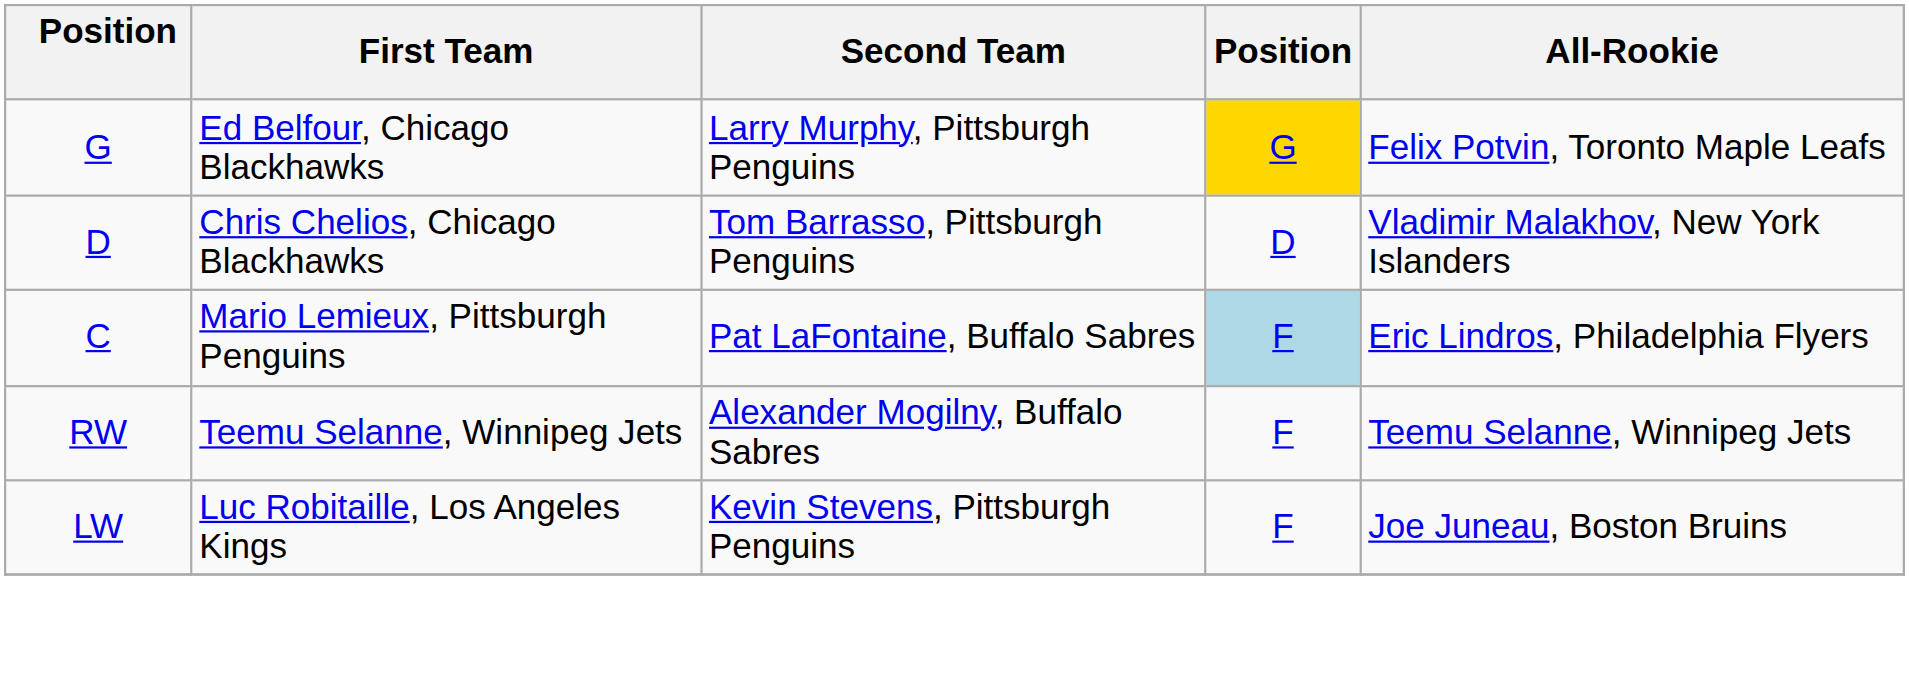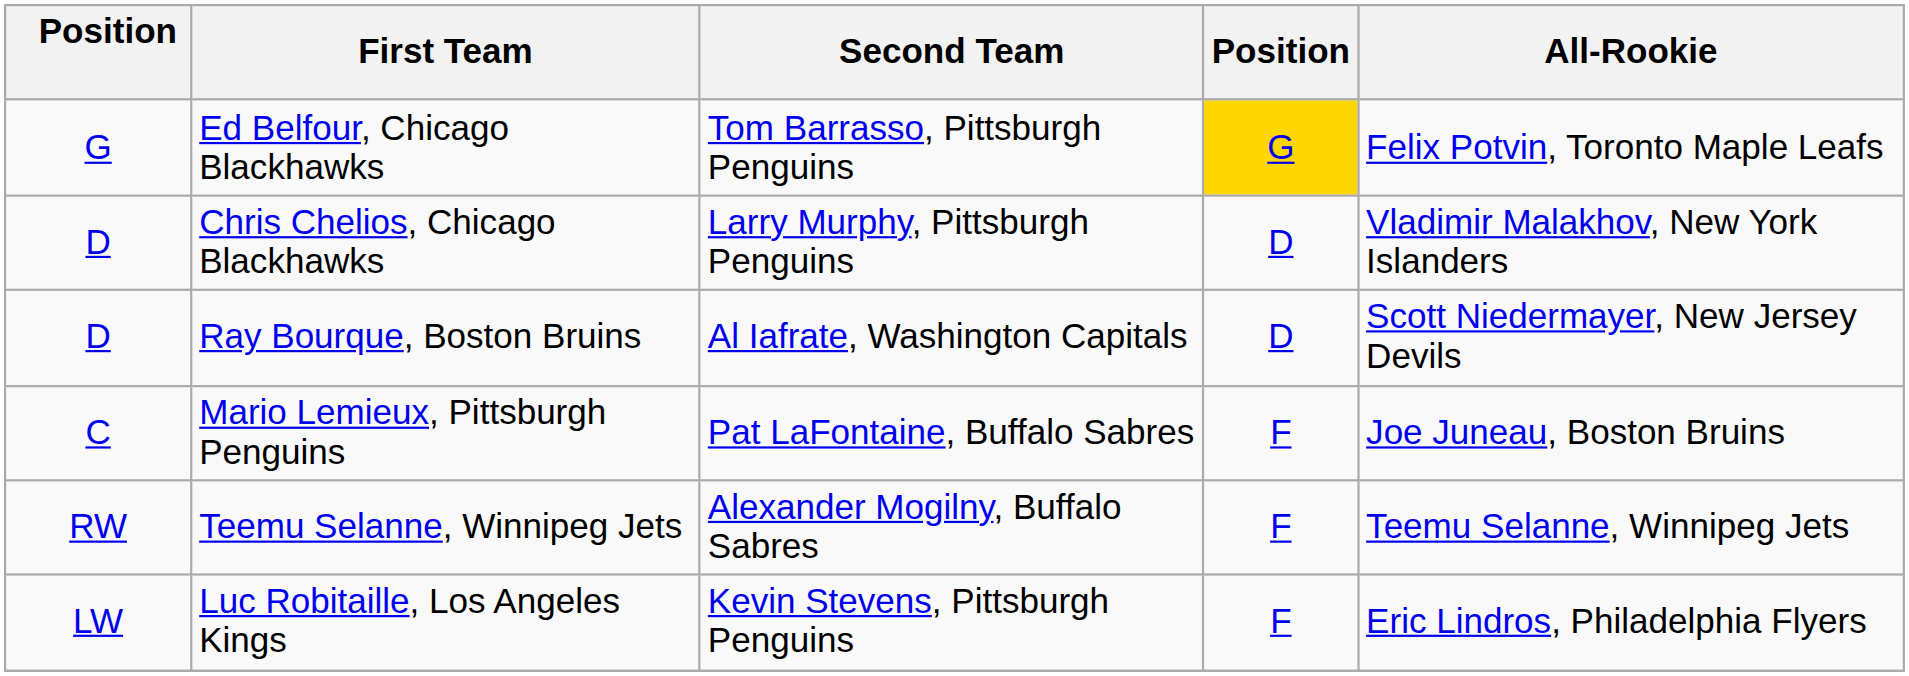(900, 146) Larry Murphy, Pittsburgh Penguins -> (905, 146) Tom Barrasso, Pittsburgh Penguins
(906, 241) Tom Barrasso, Pittsburgh Penguins -> (898, 241) Larry Murphy, Pittsburgh Penguins
+ row: (420, 336)
(1283, 336) lightblue background -> (1281, 431) no background
(1619, 336) Eric Lindros, Philadelphia Flyers -> (1576, 431) Joe Juneau, Boston Bruins
(1578, 526) Joe Juneau, Boston Bruins -> (1616, 621) Eric Lindros, Philadelphia Flyers
